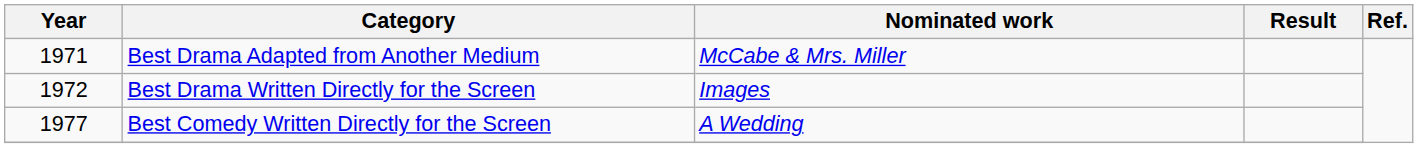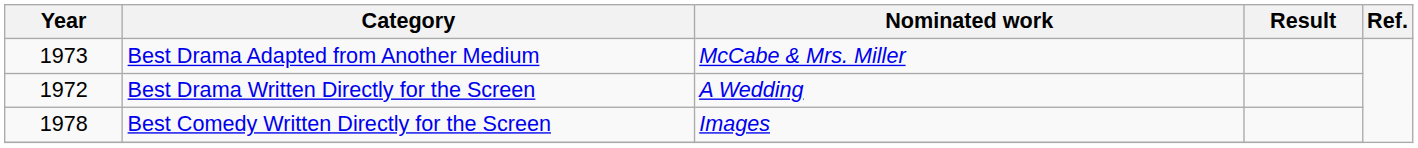(64, 55) 1971 -> (64, 55) 1973
(735, 90) Images -> (751, 90) A Wedding
(64, 124) 1977 -> (64, 124) 1978
(751, 124) A Wedding -> (735, 124) Images
